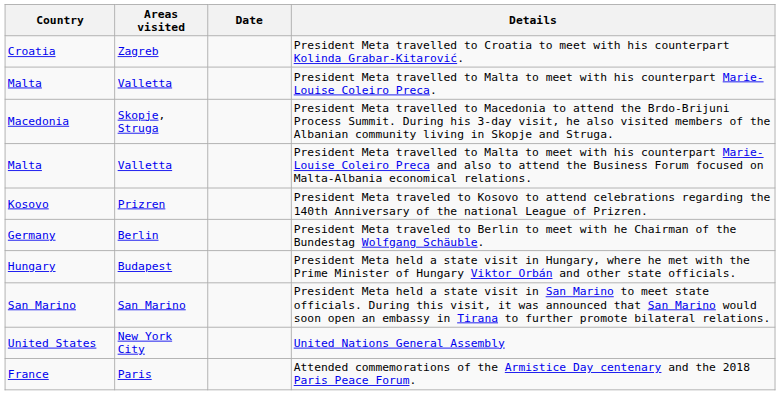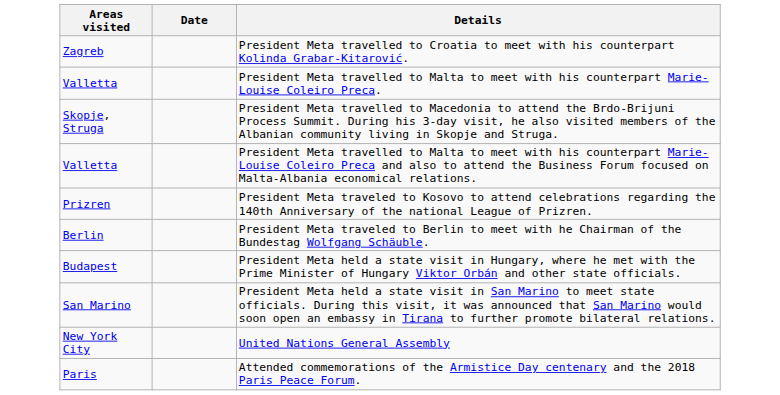- column: (60, 20)
